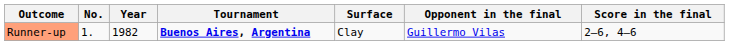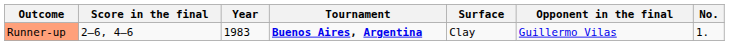columns swapped: (94, 13) <-> (653, 13)
(125, 31) 1982 -> (237, 31) 1983
